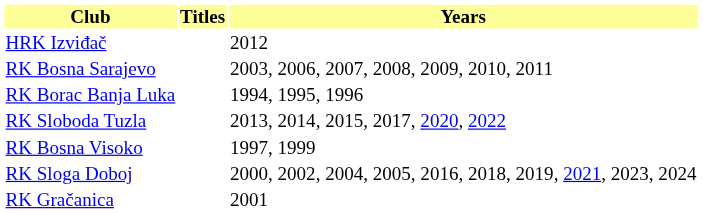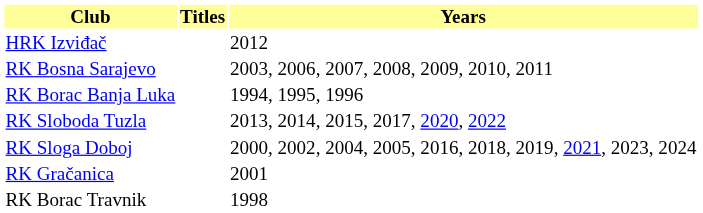- row: (74, 147)
+ row: (76, 199)
